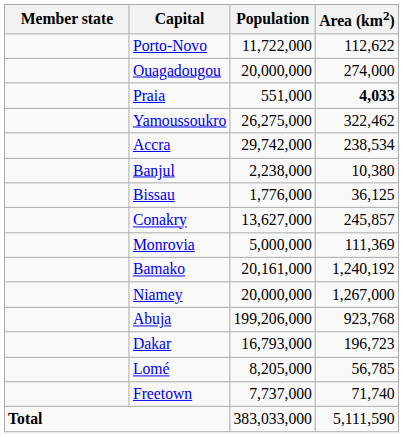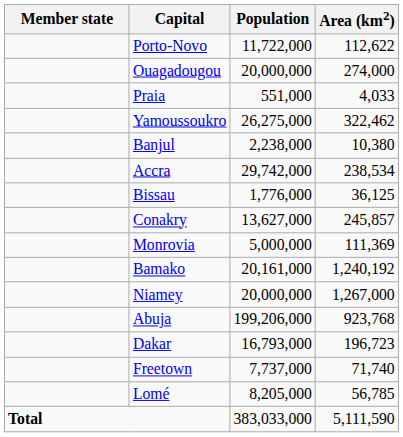(377, 95) bold -> (377, 95) normal
rows swapped: (154, 170) <-> (152, 145)
rows swapped: (163, 394) <-> (151, 369)
